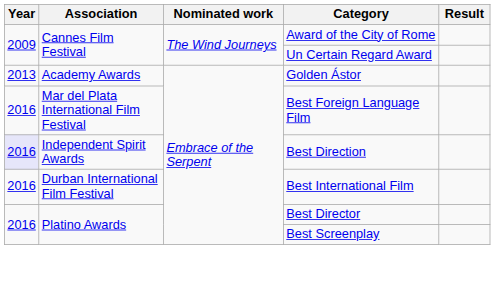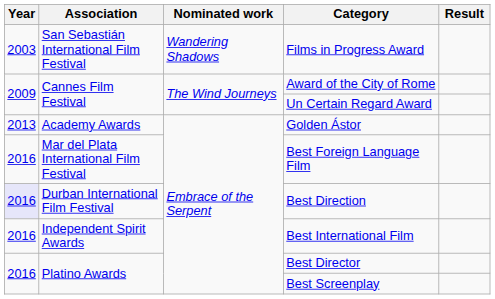+ row: (355, 49)
(94, 152) Independent Spirit Awards -> (100, 201) Durban International Film Festival
(100, 186) Durban International Film Festival -> (94, 235) Independent Spirit Awards
